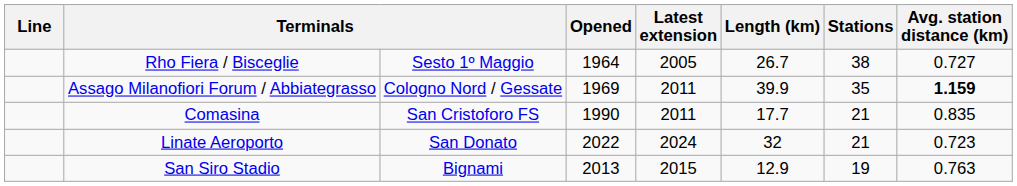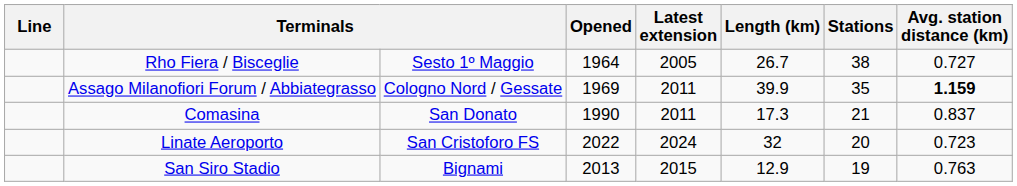(473, 115) San Cristoforo FS -> (473, 115) San Donato
(772, 115) 17.7 -> (772, 115) 17.3
(955, 115) 0.835 -> (955, 115) 0.837
(473, 141) San Donato -> (473, 141) San Cristoforo FS
(861, 141) 21 -> (861, 141) 20
